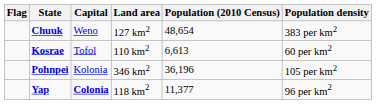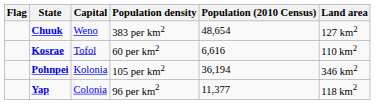columns swapped: (137, 12) <-> (327, 12)
(177, 50) 6,613 -> (213, 50) 6,616
(179, 70) 36,196 -> (216, 70) 36,194
(91, 89) bold -> (90, 89) normal
